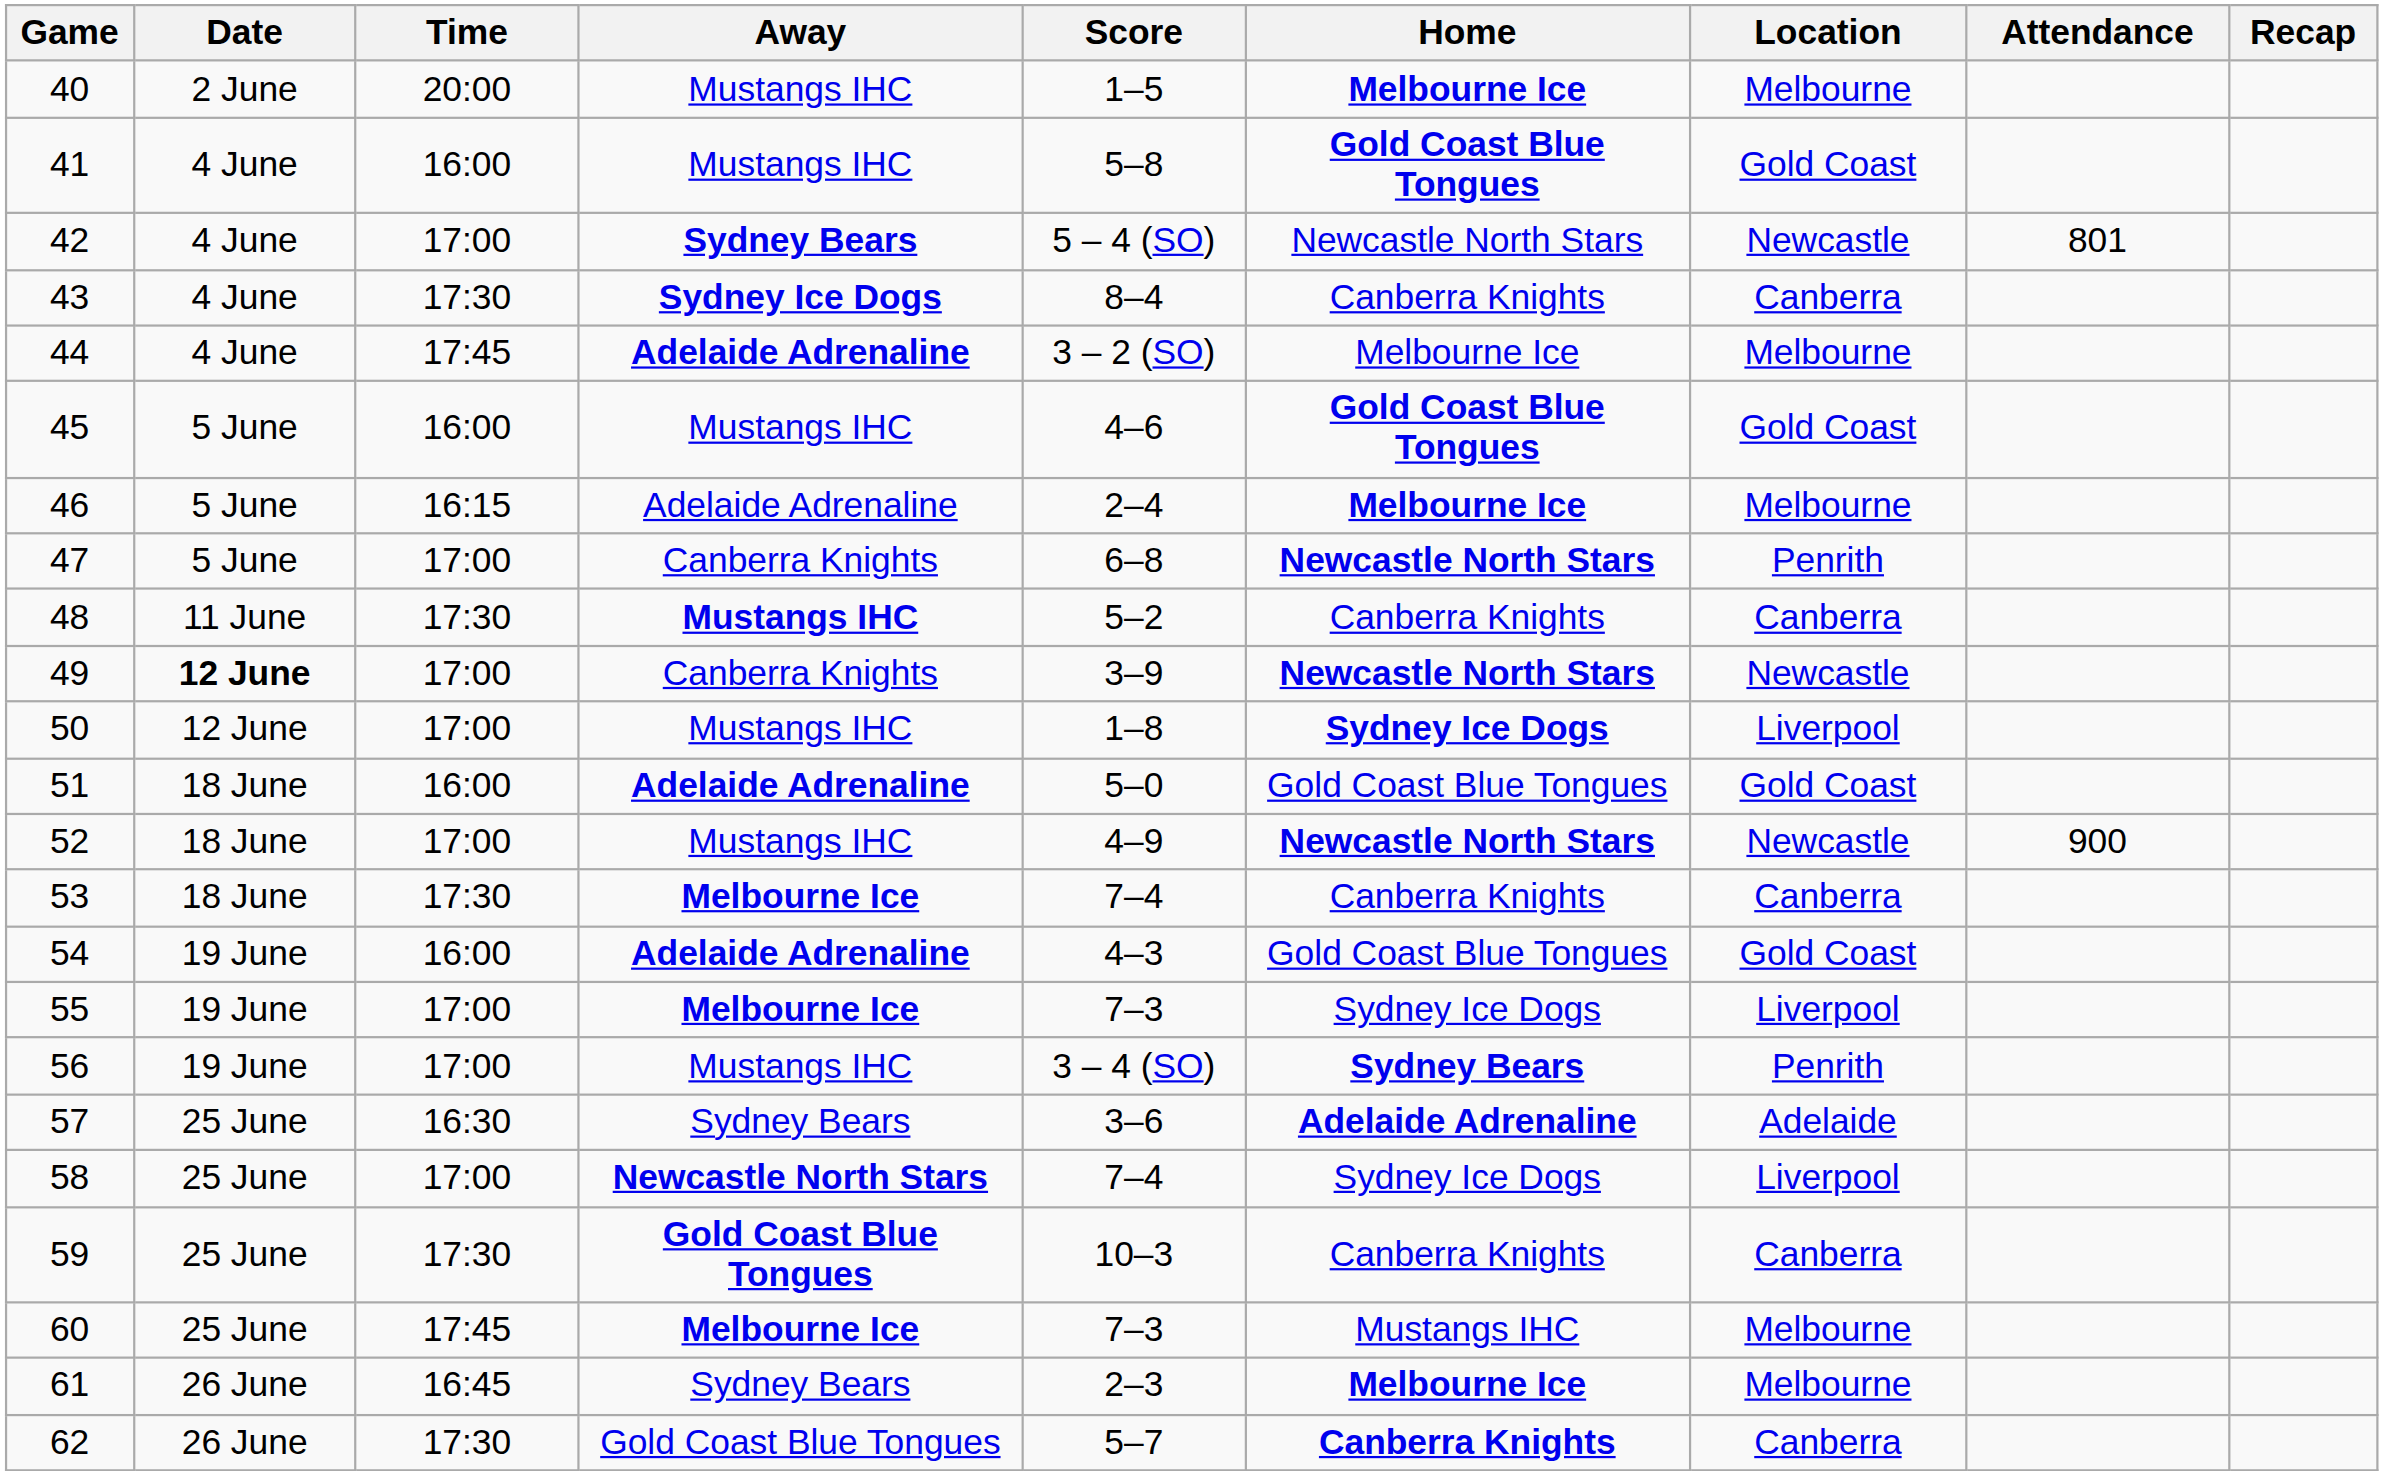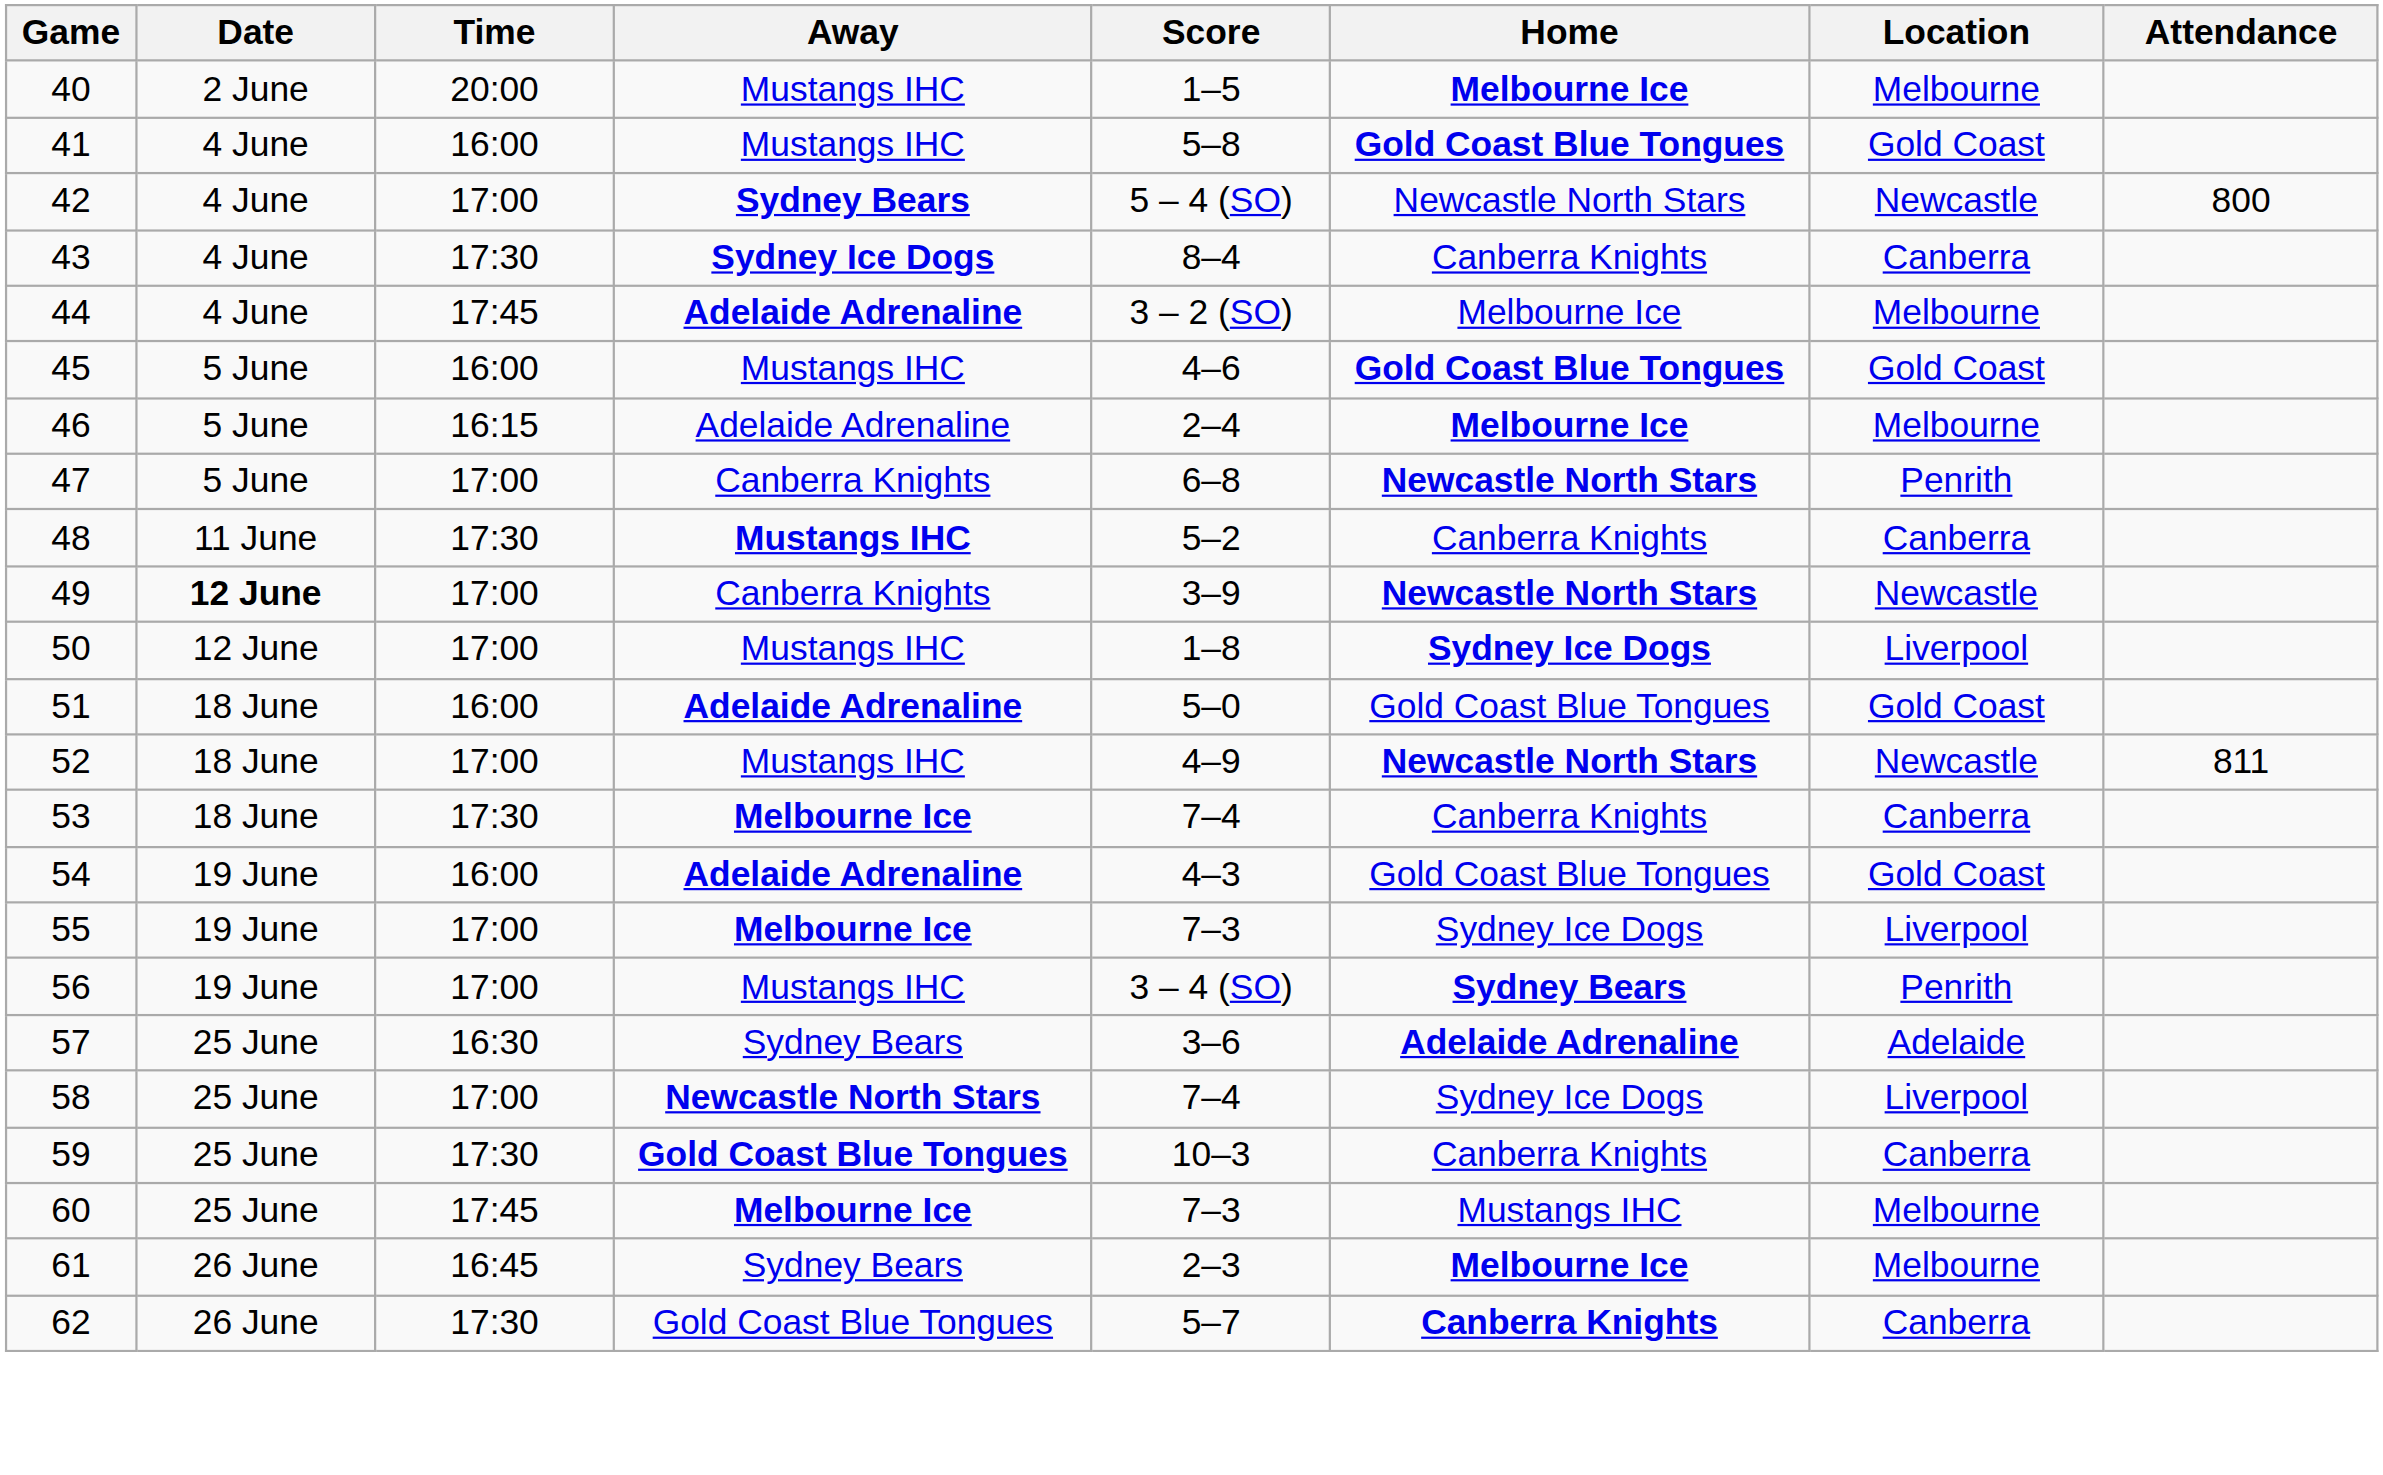- column: (2303, 32)
(2097, 240) 801 -> (2241, 200) 800
(2097, 841) 900 -> (2241, 761) 811
